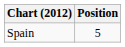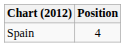(98, 32) 5 -> (98, 32) 4
